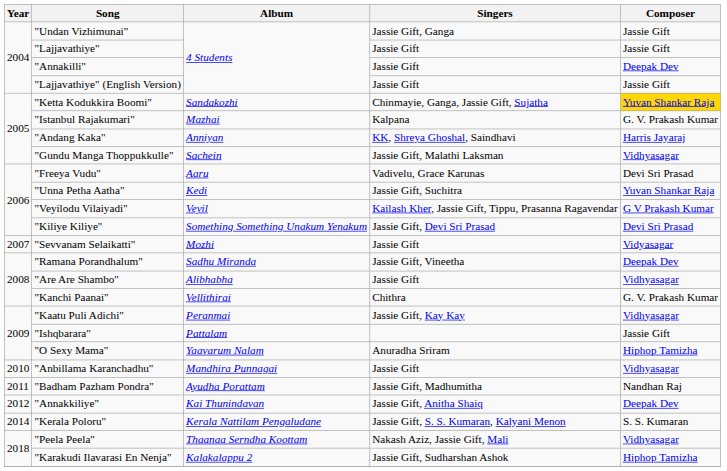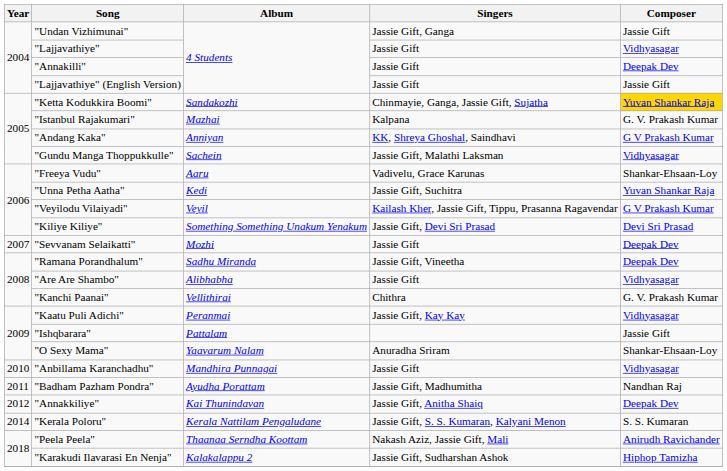(646, 48) Jassie Gift -> (651, 48) Vidhyasagar
(654, 137) Harris Jayaraj -> (668, 137) G V Prakash Kumar
(658, 173) Devi Sri Prasad -> (670, 173) Shankar-Ehsaan-Loy
(648, 244) Vidyasagar -> (651, 244) Deepak Dev
(660, 350) Hiphop Tamizha -> (670, 350) Shankar-Ehsaan-Loy
(651, 439) Vidhyasagar -> (671, 439) Anirudh Ravichander
